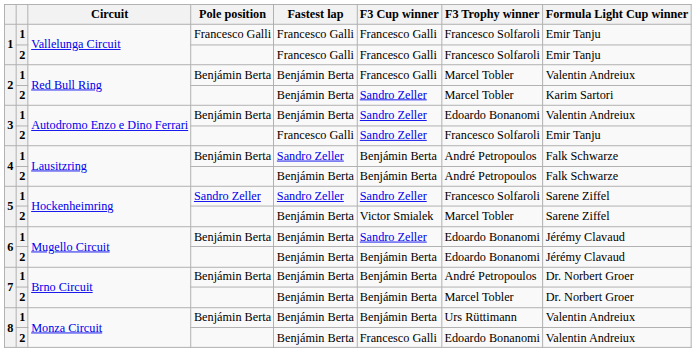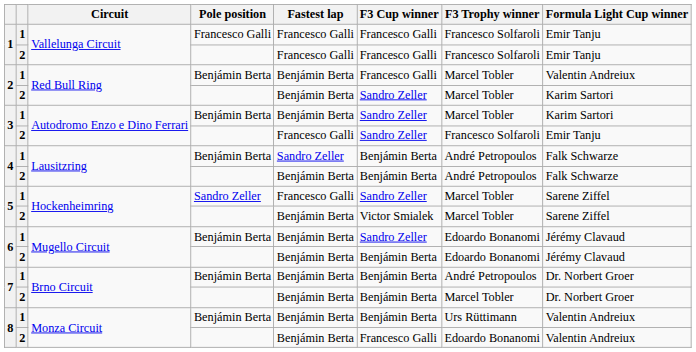(492, 115) Edoardo Bonanomi -> (479, 115) Marcel Tobler
(590, 115) Valentin Andreiux -> (580, 115) Karim Sartori
(310, 195) Sandro Zeller -> (315, 195) Francesco Galli
(492, 195) Francesco Solfaroli -> (479, 195) Marcel Tobler
